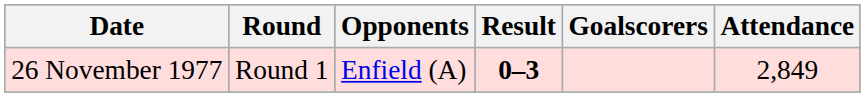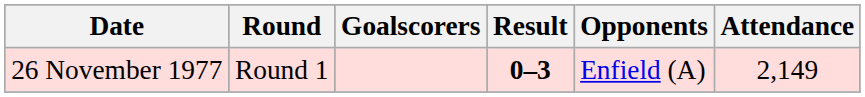columns swapped: (405, 26) <-> (638, 26)
(787, 69) 2,849 -> (787, 69) 2,149
